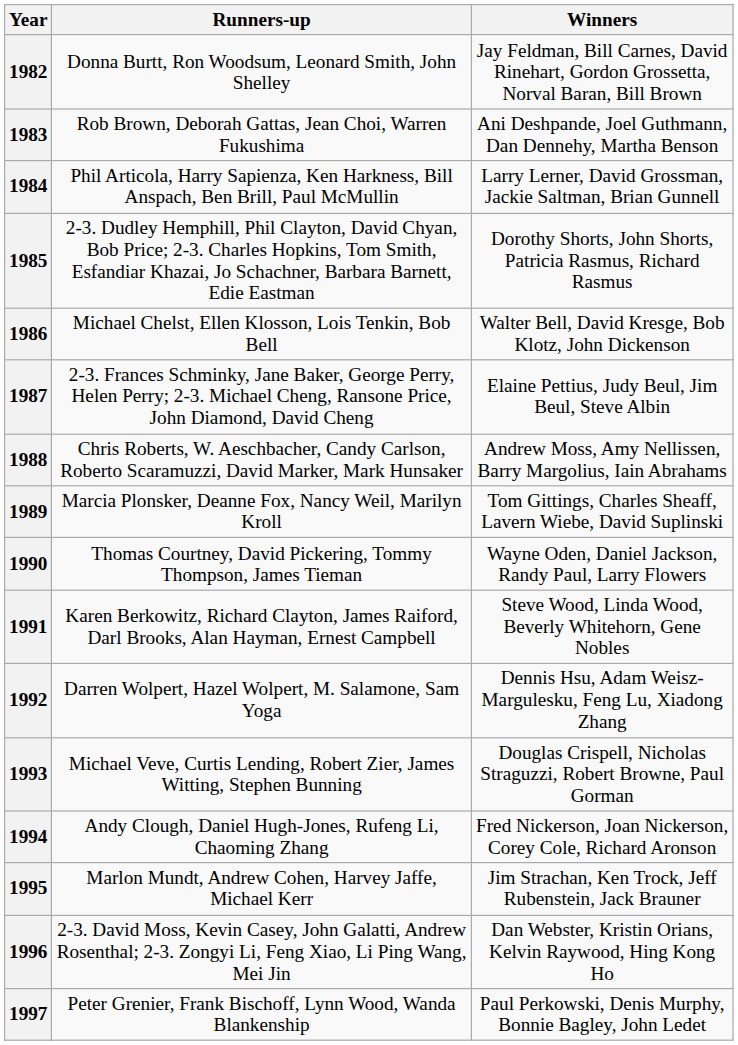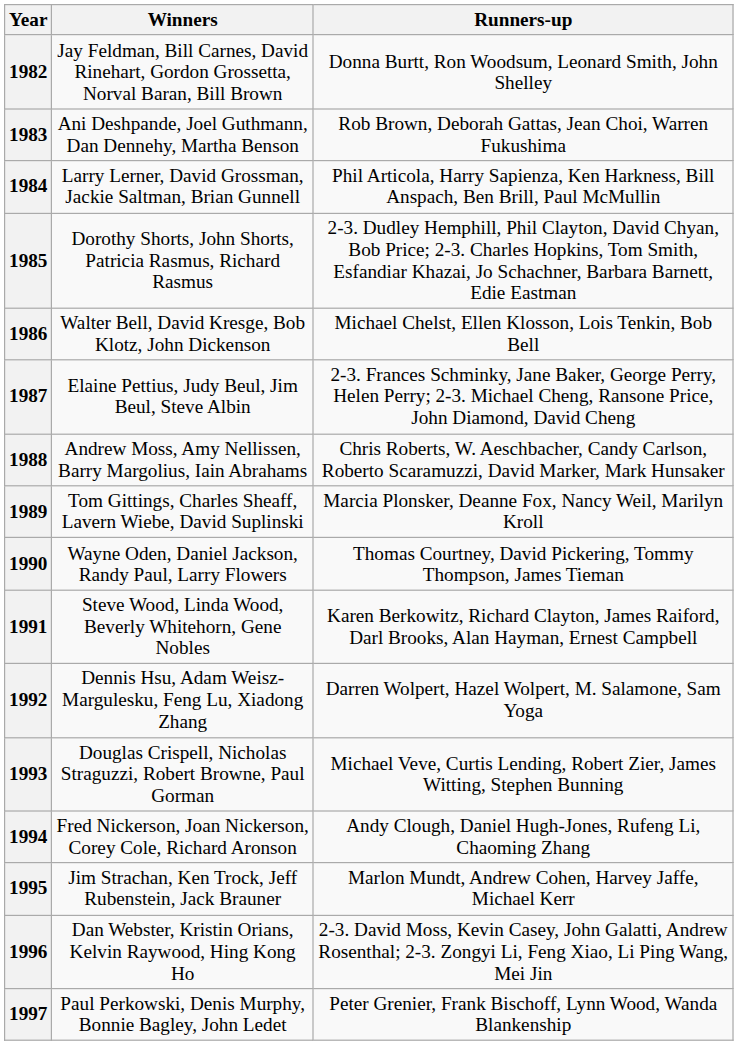columns swapped: (602, 19) <-> (262, 19)
